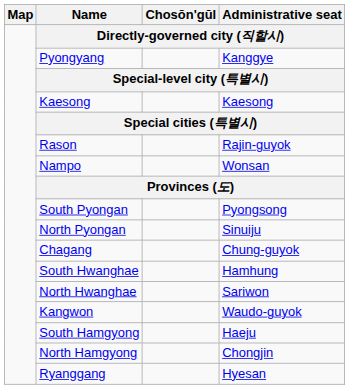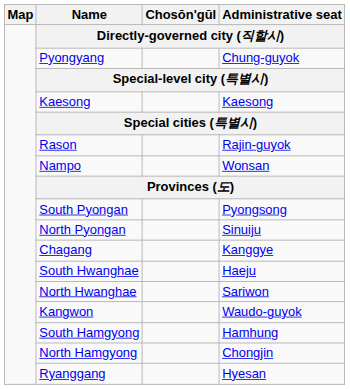(248, 58) Kanggye -> (261, 58) Chung-guyok
(261, 250) Chung-guyok -> (248, 250) Kanggye
(250, 271) Hamhung -> (239, 271) Haeju
(239, 332) Haeju -> (250, 332) Hamhung
